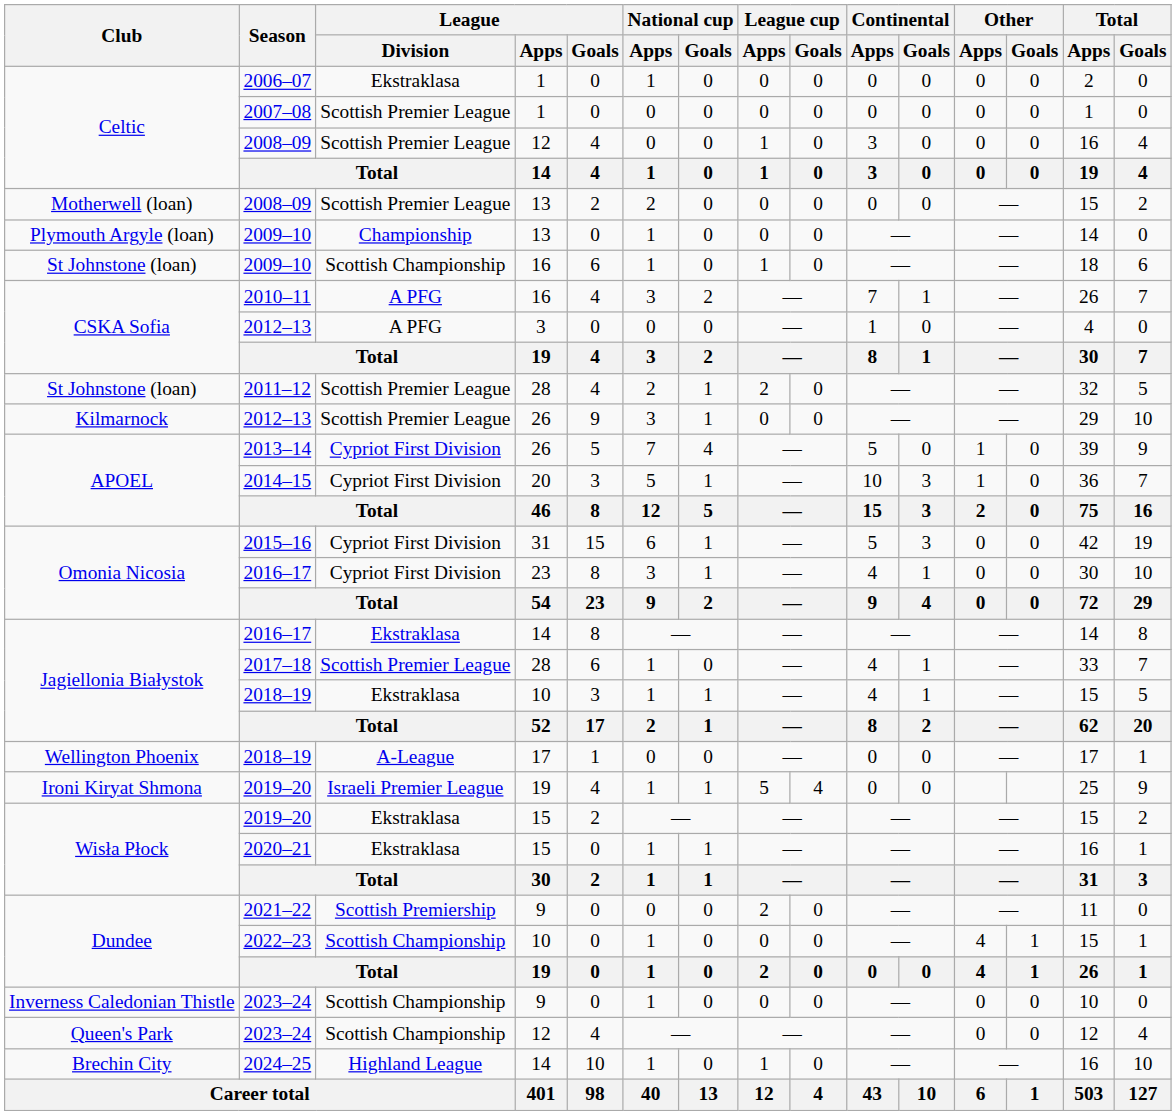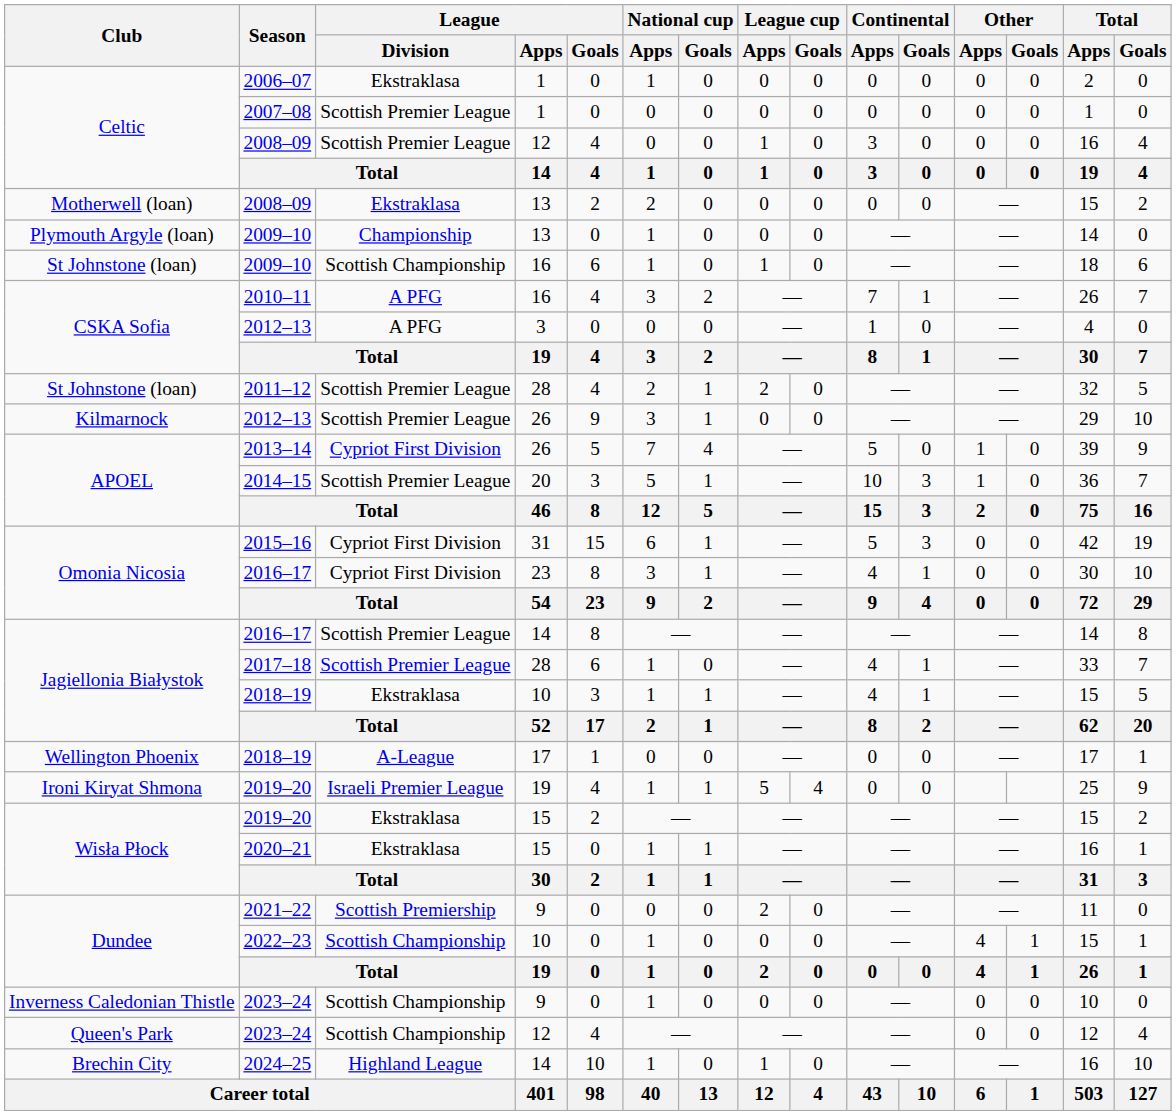(415, 204) Scottish Premier League -> (415, 204) Ekstraklasa
(415, 480) Cypriot First Division -> (415, 480) Scottish Premier League
(415, 633) Ekstraklasa -> (415, 633) Scottish Premier League
